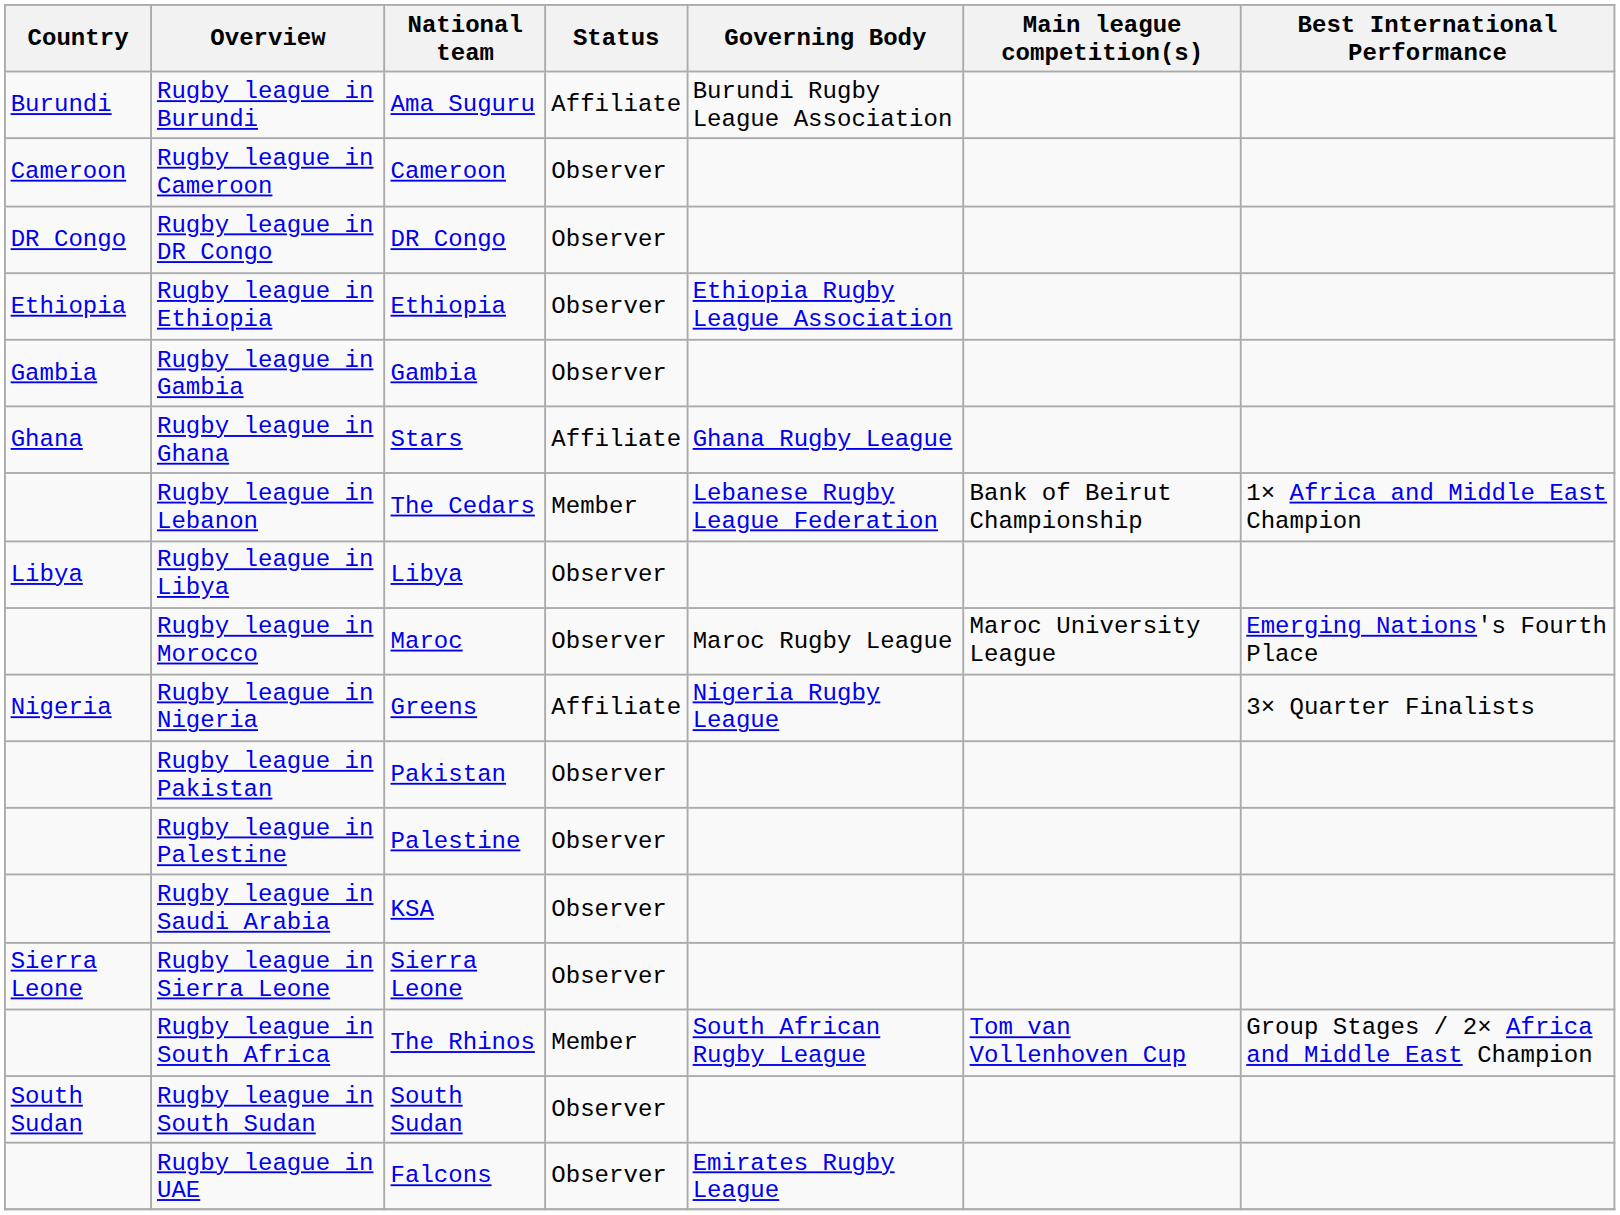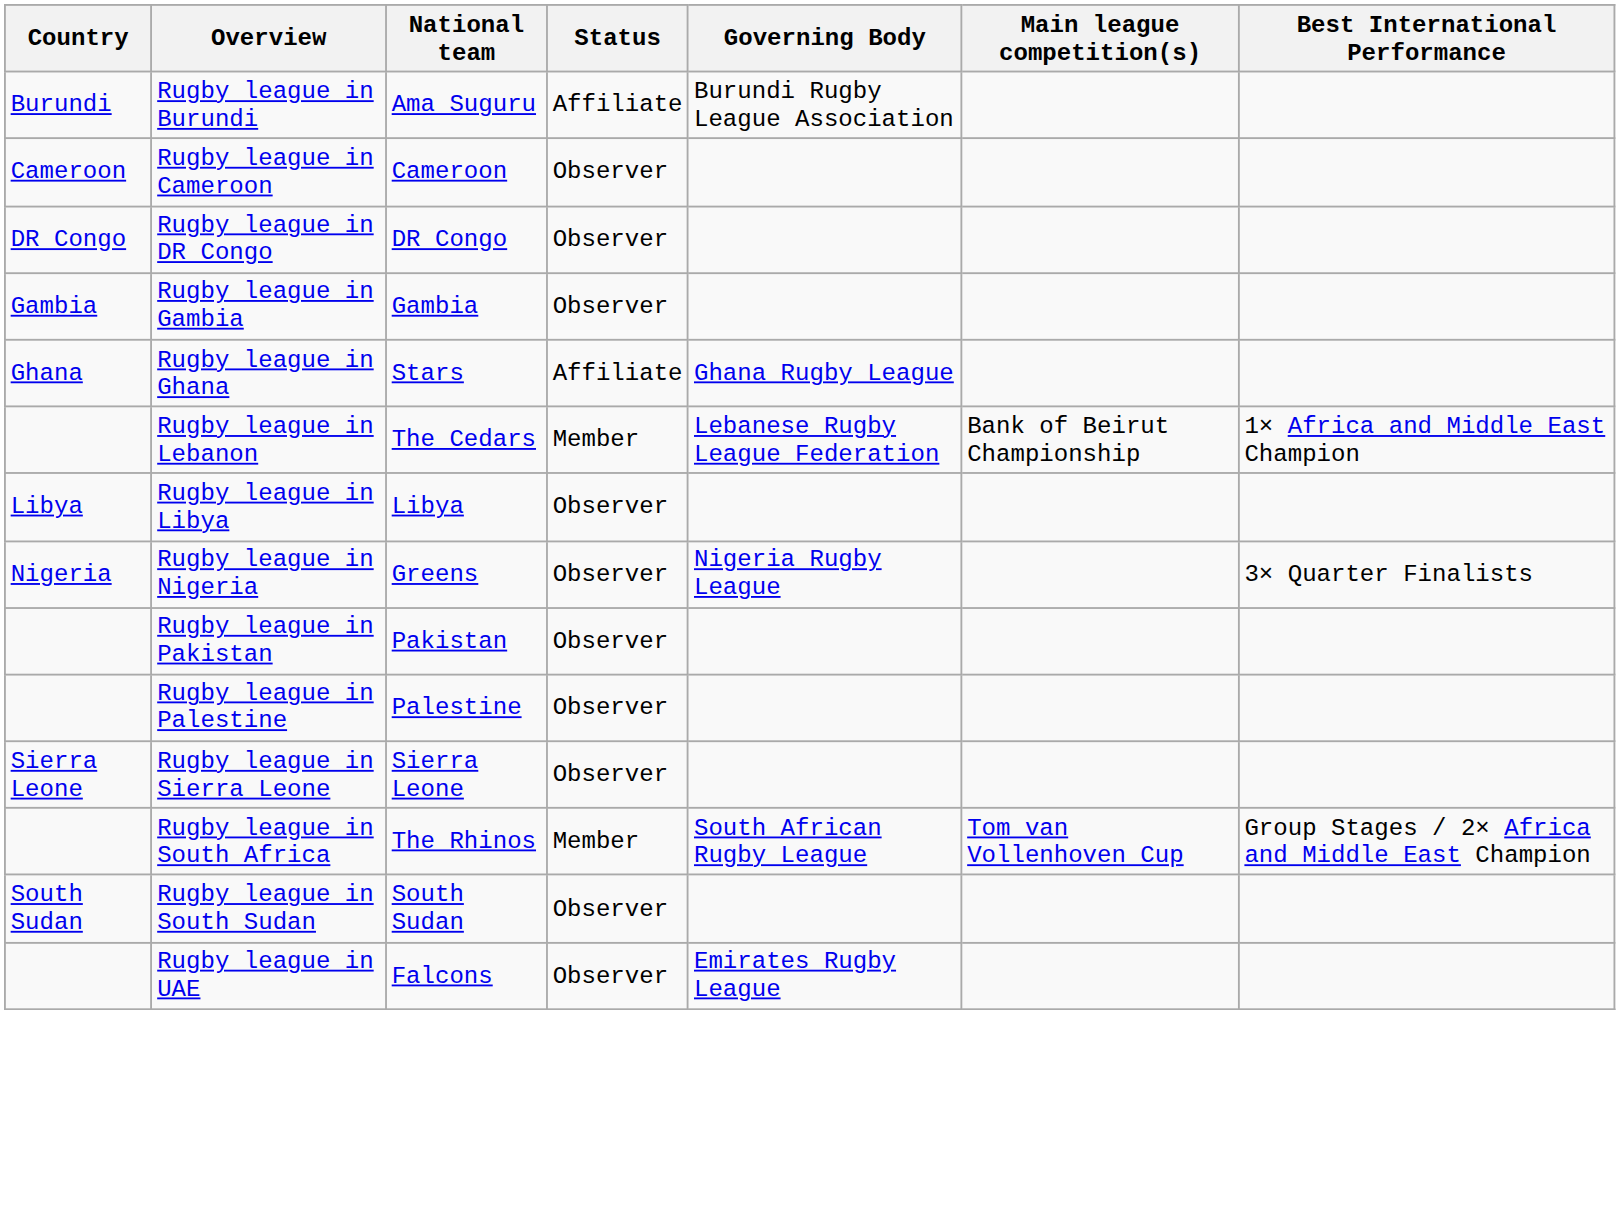- row: (265, 306)
- row: (265, 641)
(616, 708) Affiliate -> (610, 574) Observer
- row: (265, 909)
